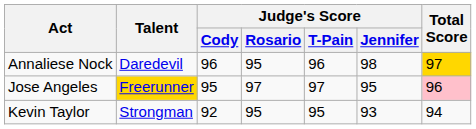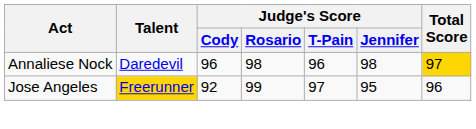(254, 64) 95 -> (254, 64) 98
(209, 87) 95 -> (209, 87) 92
(254, 87) 97 -> (254, 87) 99
(434, 87) pink background -> (434, 87) no background
- row: (49, 111)
